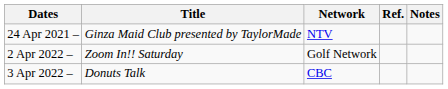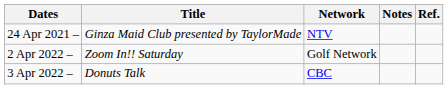columns swapped: (425, 14) <-> (393, 14)
